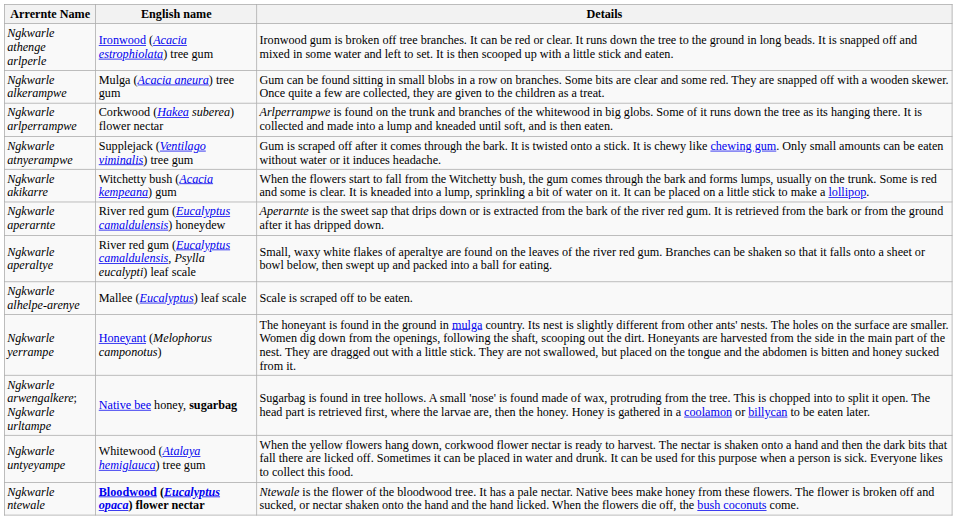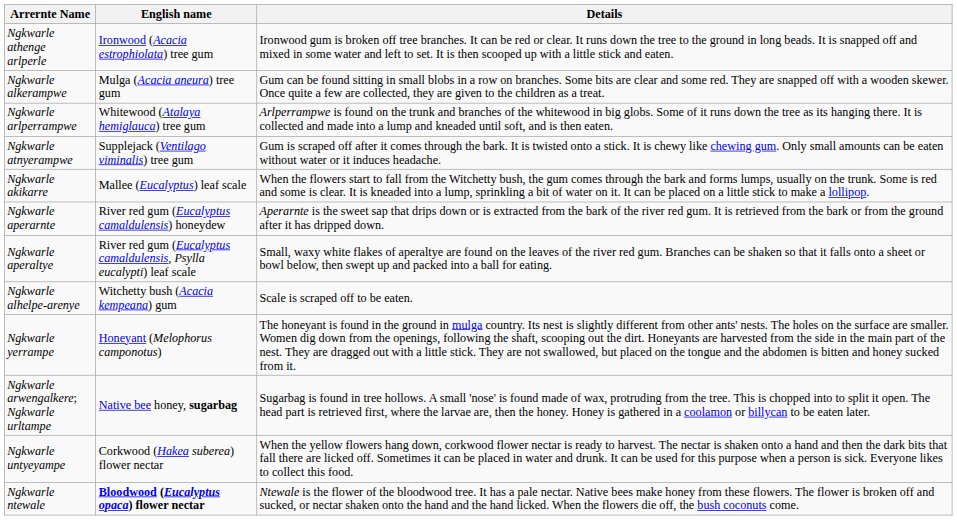(166, 119) Corkwood (Hakea suberea) flower nectar -> (152, 119) Whitewood (Atalaya hemiglauca) tree gum
(156, 185) Witchetty bush (Acacia kempeana) gum -> (173, 185) Mallee (Eucalyptus) leaf scale
(173, 298) Mallee (Eucalyptus) leaf scale -> (156, 298) Witchetty bush (Acacia kempeana) gum
(152, 458) Whitewood (Atalaya hemiglauca) tree gum -> (166, 458) Corkwood (Hakea suberea) flower nectar
